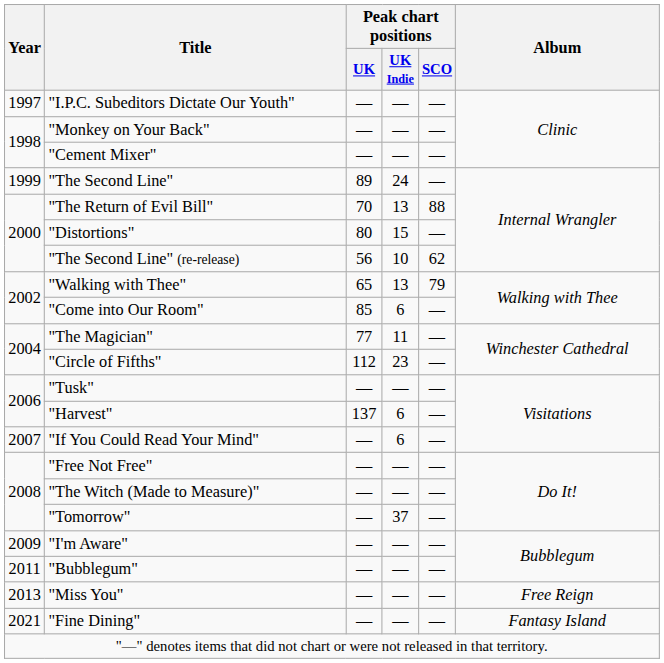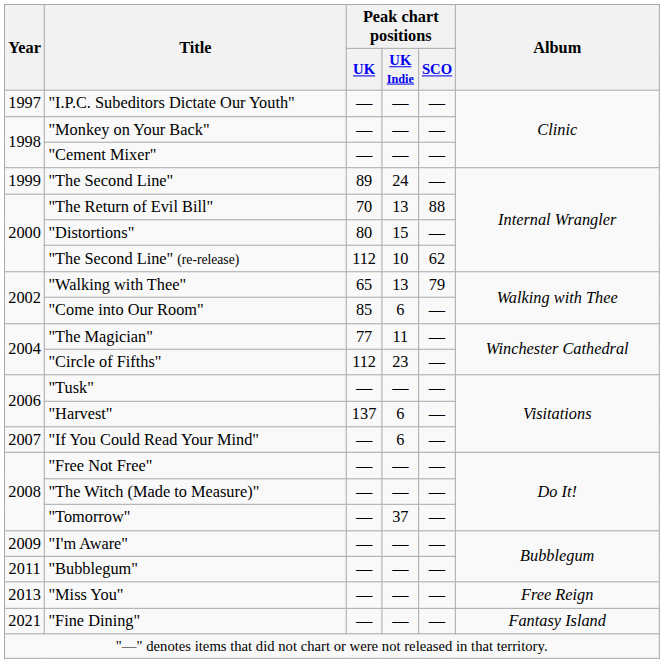(364, 258) 56 -> (364, 258) 112
